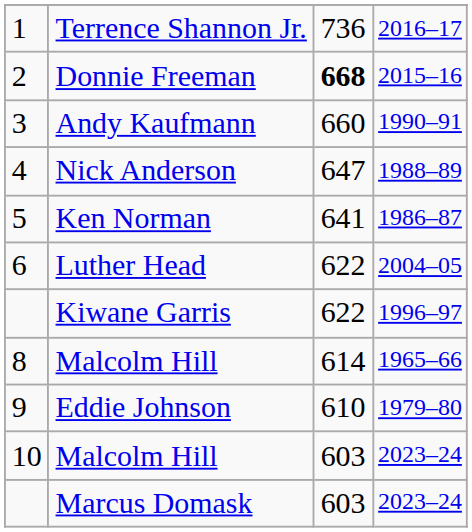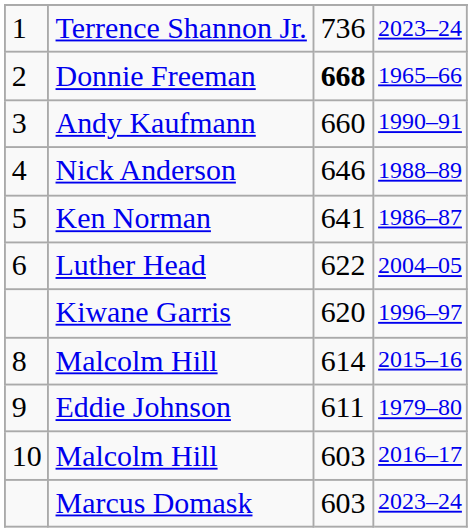(420, 28) 2016–17 -> (420, 28) 2023–24
(420, 75) 2015–16 -> (420, 75) 1965–66
(343, 170) 647 -> (343, 170) 646
(343, 312) 622 -> (343, 312) 620
(420, 360) 1965–66 -> (420, 360) 2015–16
(343, 407) 610 -> (343, 407) 611
(420, 455) 2023–24 -> (420, 455) 2016–17
